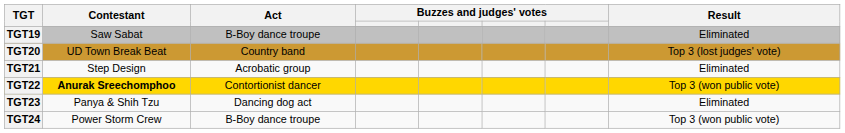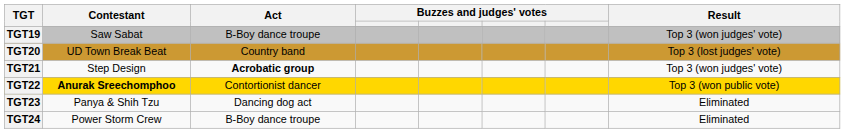(724, 34) Eliminated -> (724, 34) Top 3 (won judges' vote)
(273, 68) normal -> (273, 68) bold
(724, 68) Eliminated -> (724, 68) Top 3 (won judges' vote)
(724, 119) Top 3 (won public vote) -> (724, 119) Eliminated
